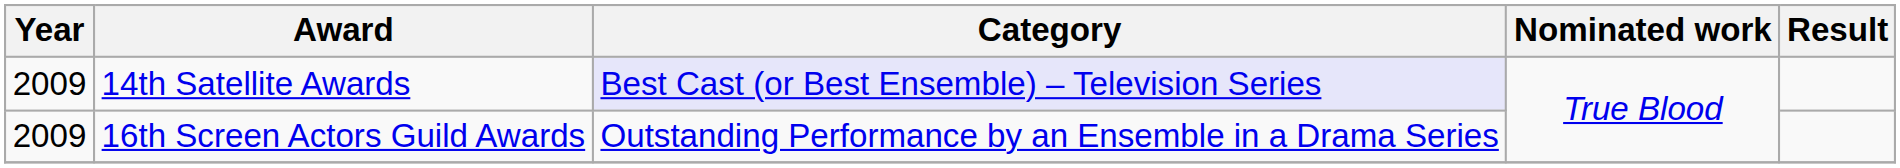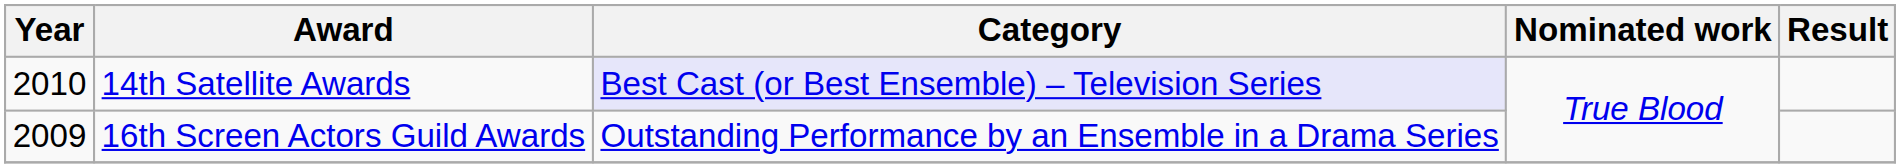(50, 83) 2009 -> (50, 83) 2010
